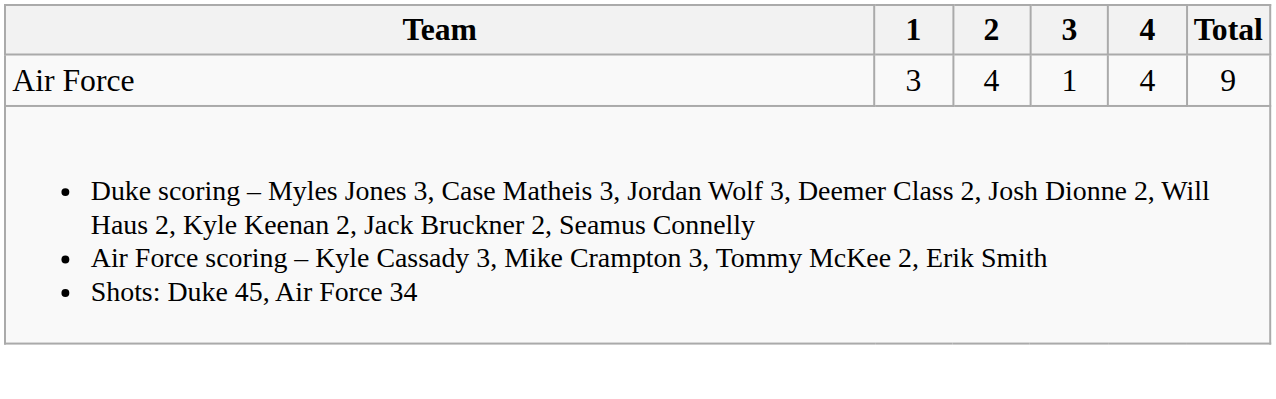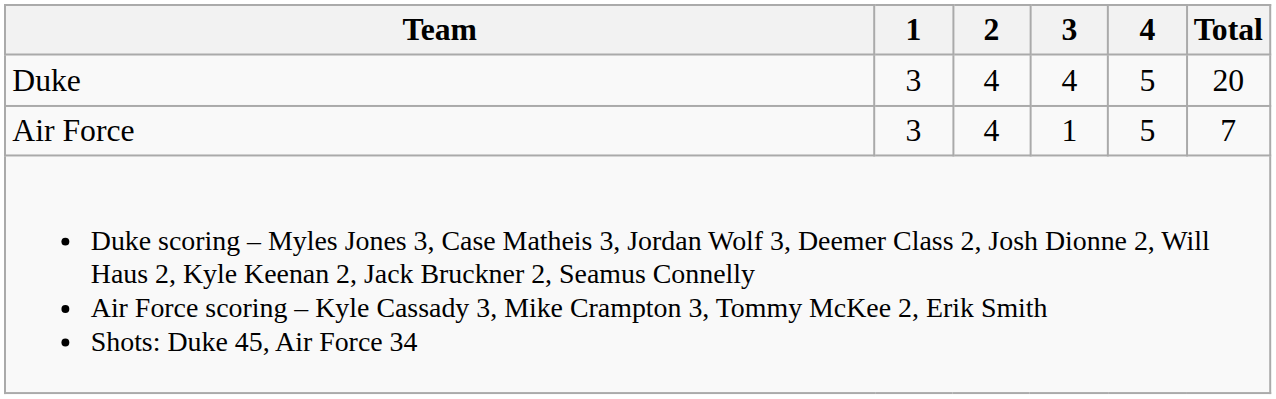+ row: (47, 79)
(1147, 79) 4 -> (1147, 130) 5
(1228, 79) 9 -> (1228, 130) 7
